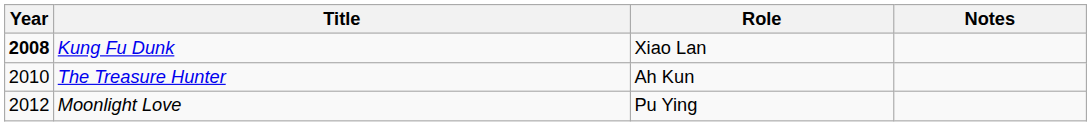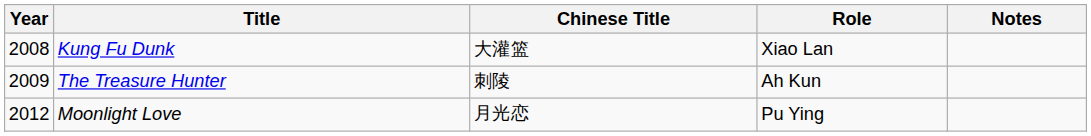+ column: (613, 18)
(29, 47) bold -> (29, 49) normal
(29, 76) 2010 -> (29, 81) 2009
